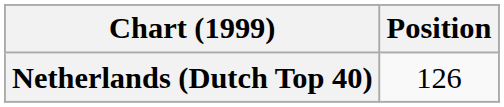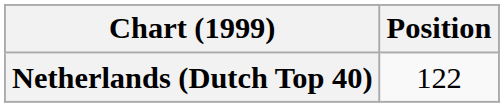(439, 76) 126 -> (439, 76) 122
